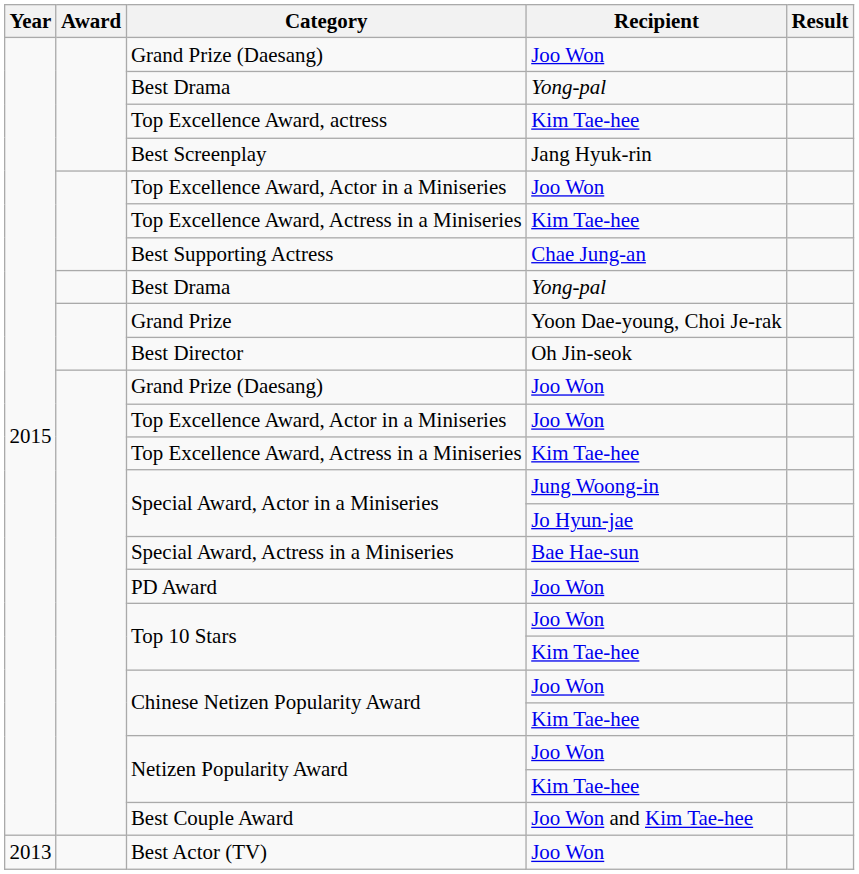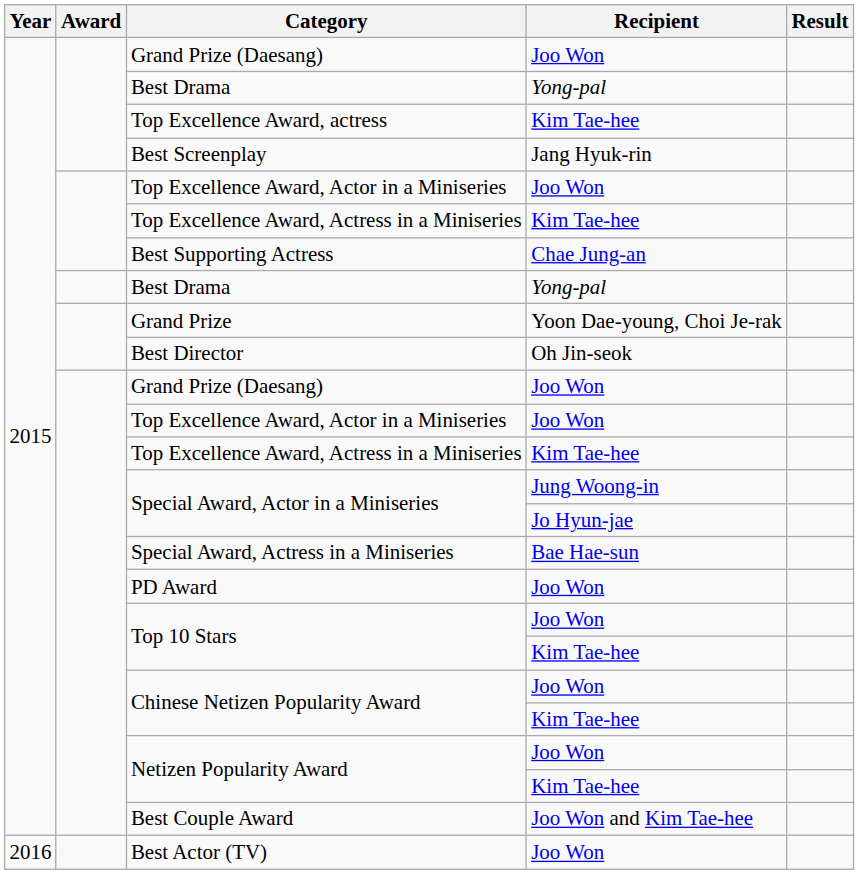(30, 852) 2013 -> (30, 852) 2016
